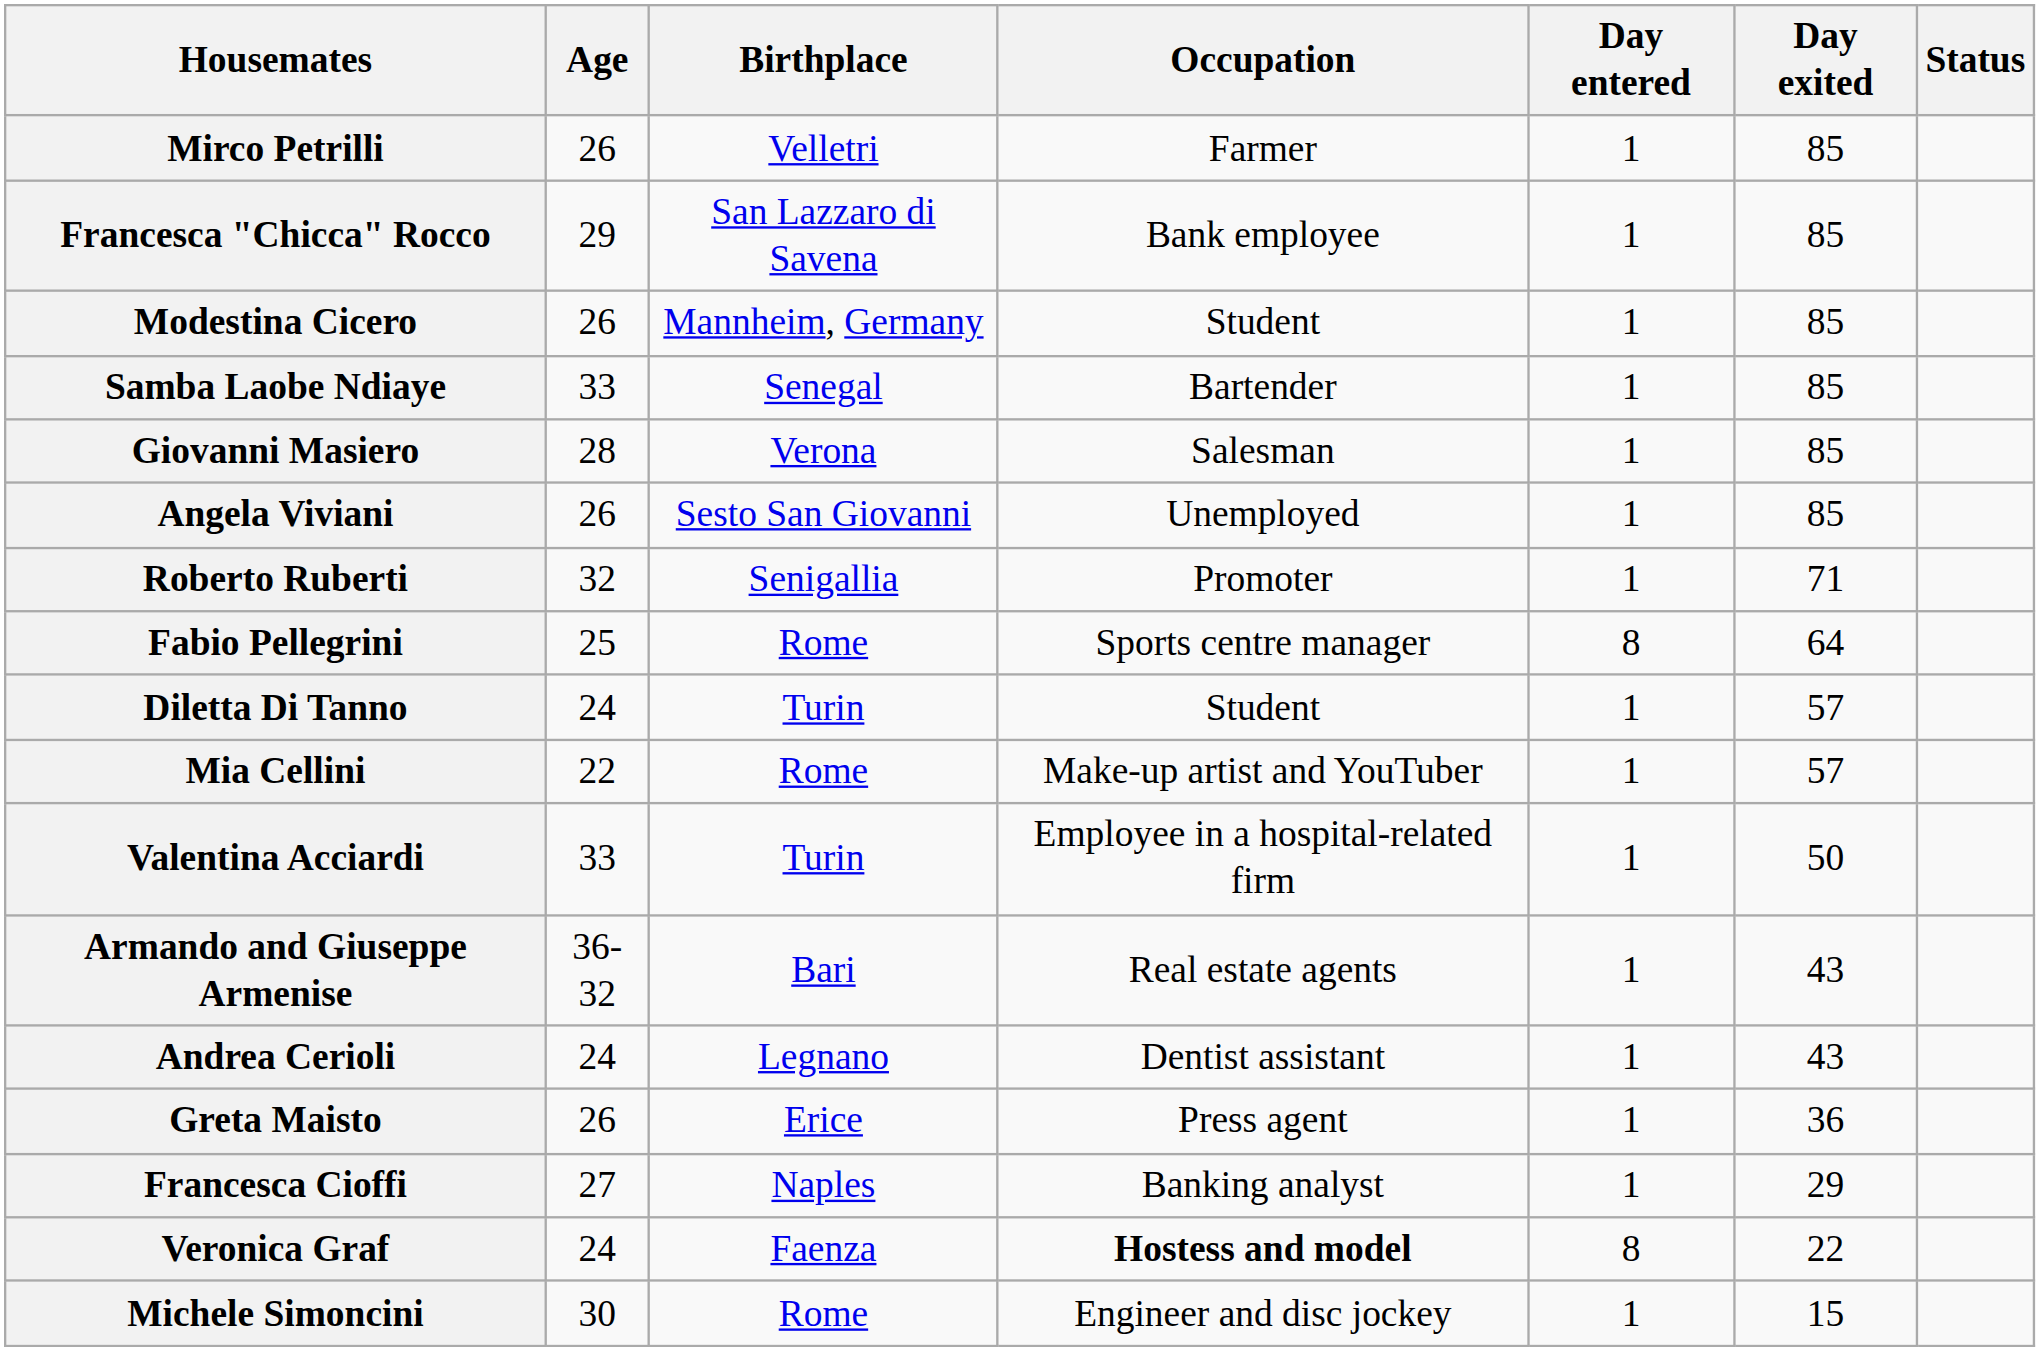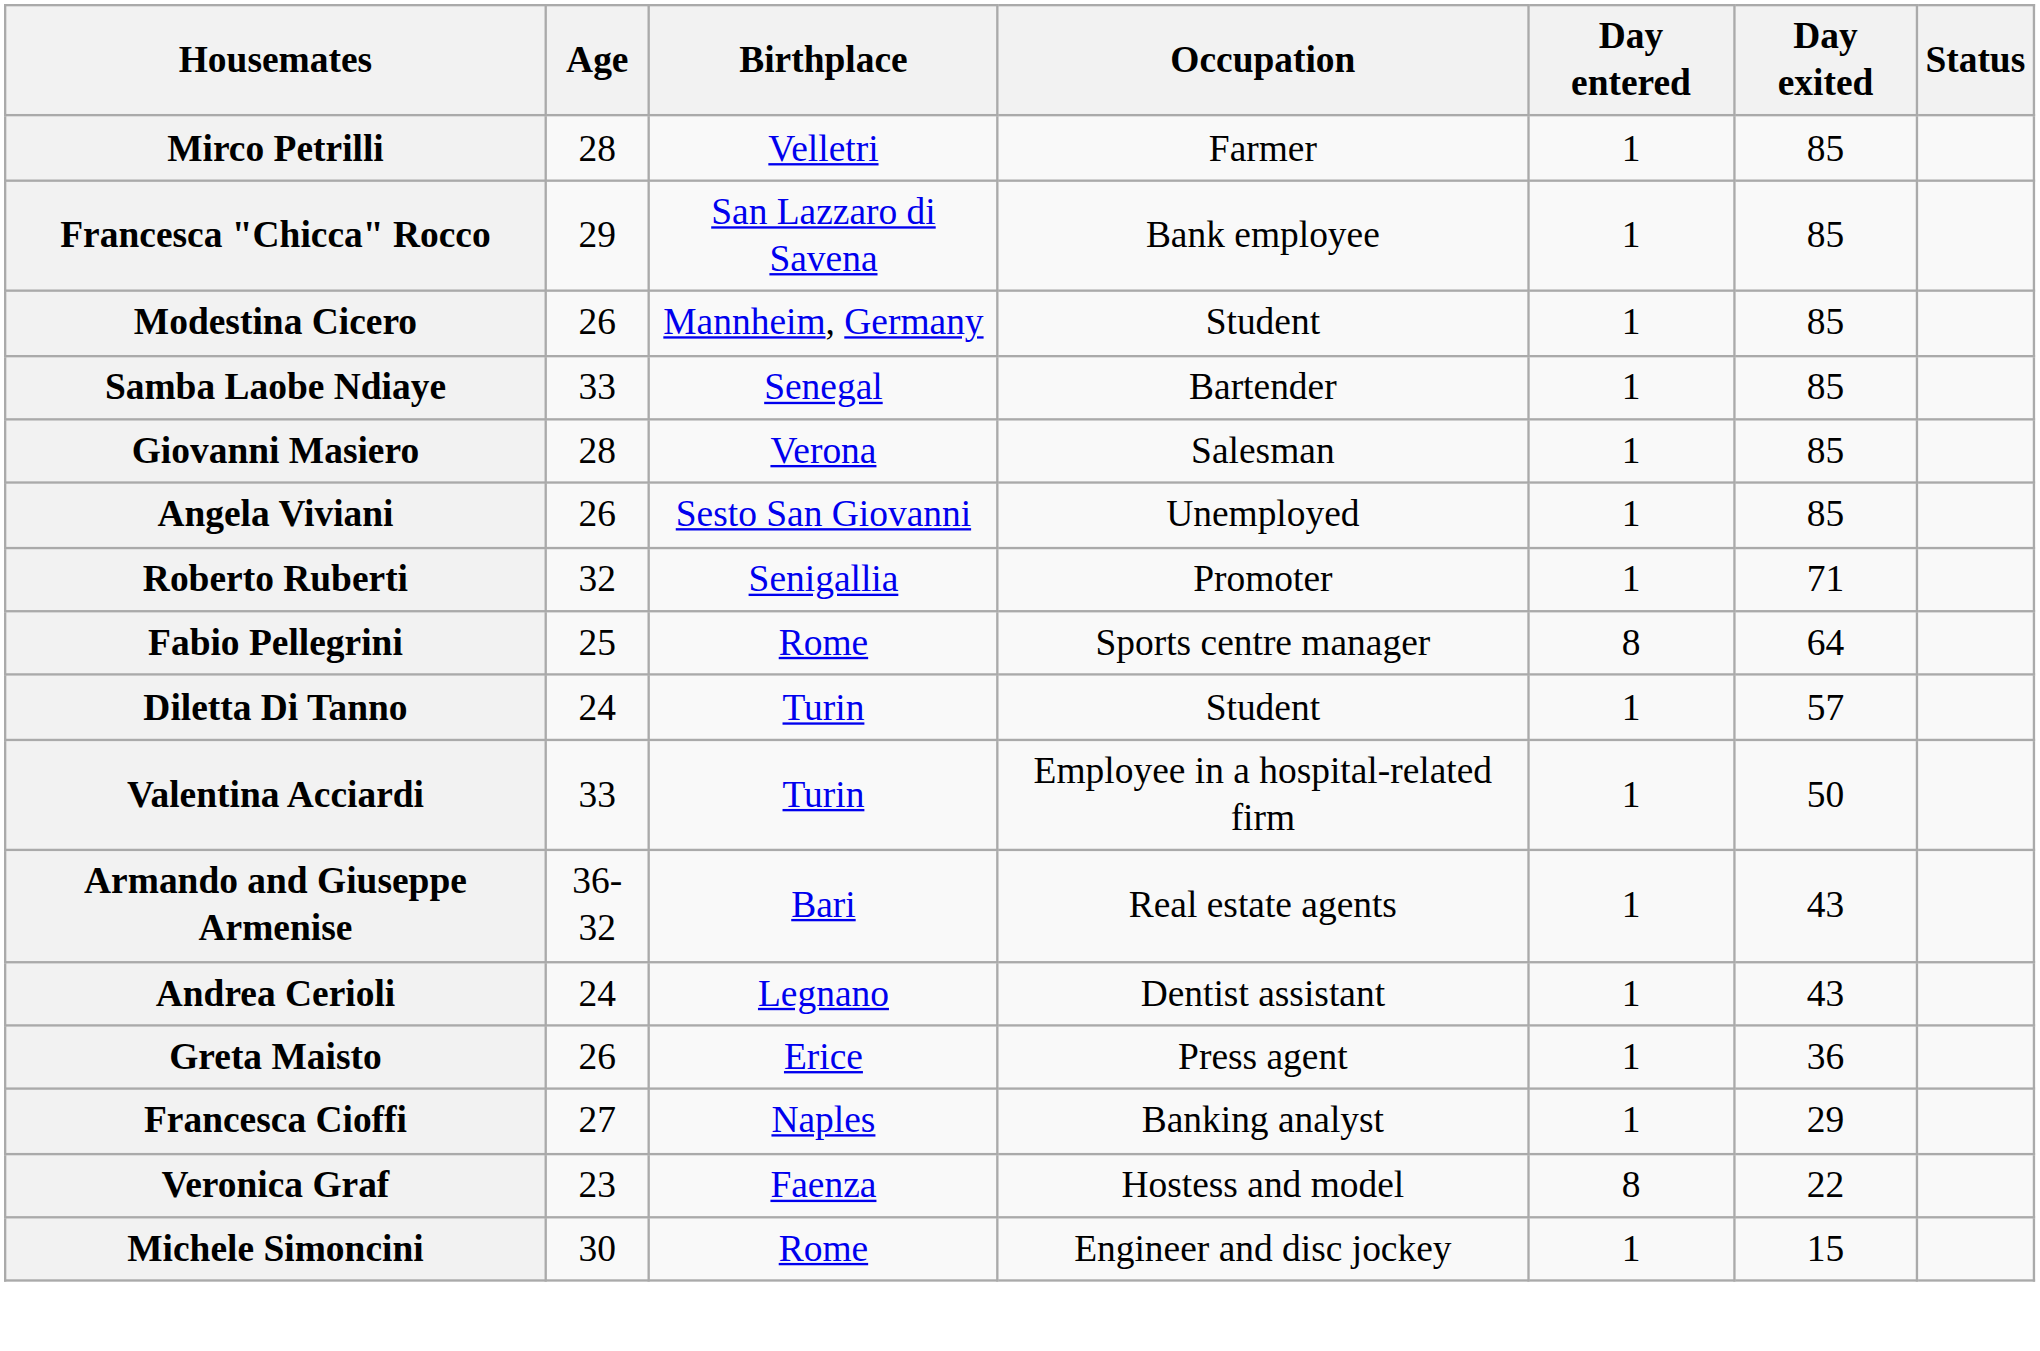(597, 147) 26 -> (597, 147) 28
- row: (275, 770)
(597, 1248) 24 -> (597, 1184) 23
(1263, 1248) bold -> (1263, 1184) normal
